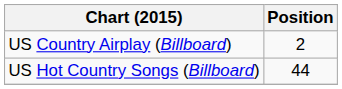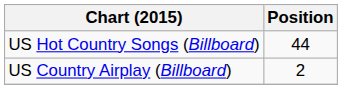rows swapped: (120, 44) <-> (134, 71)
